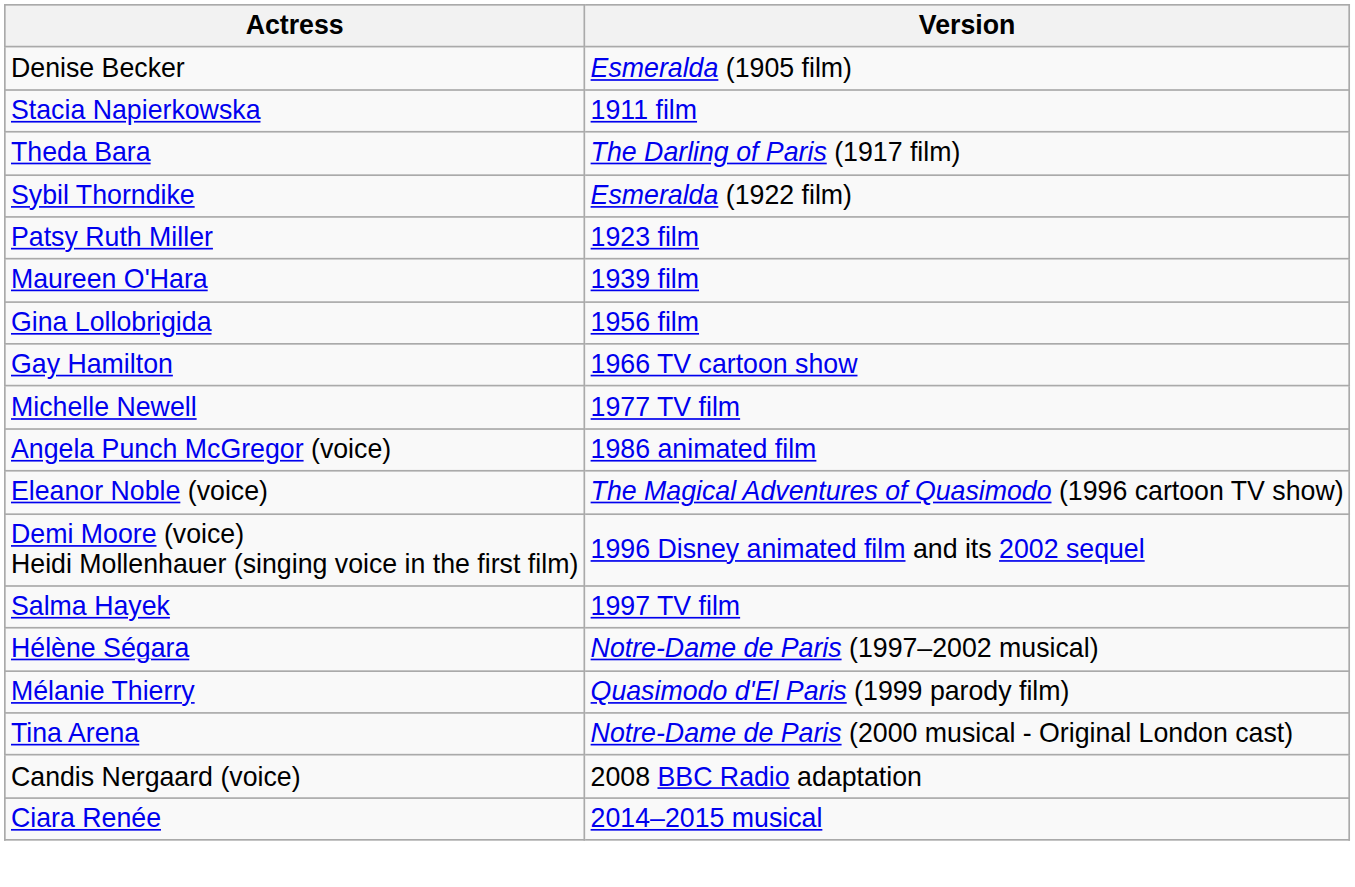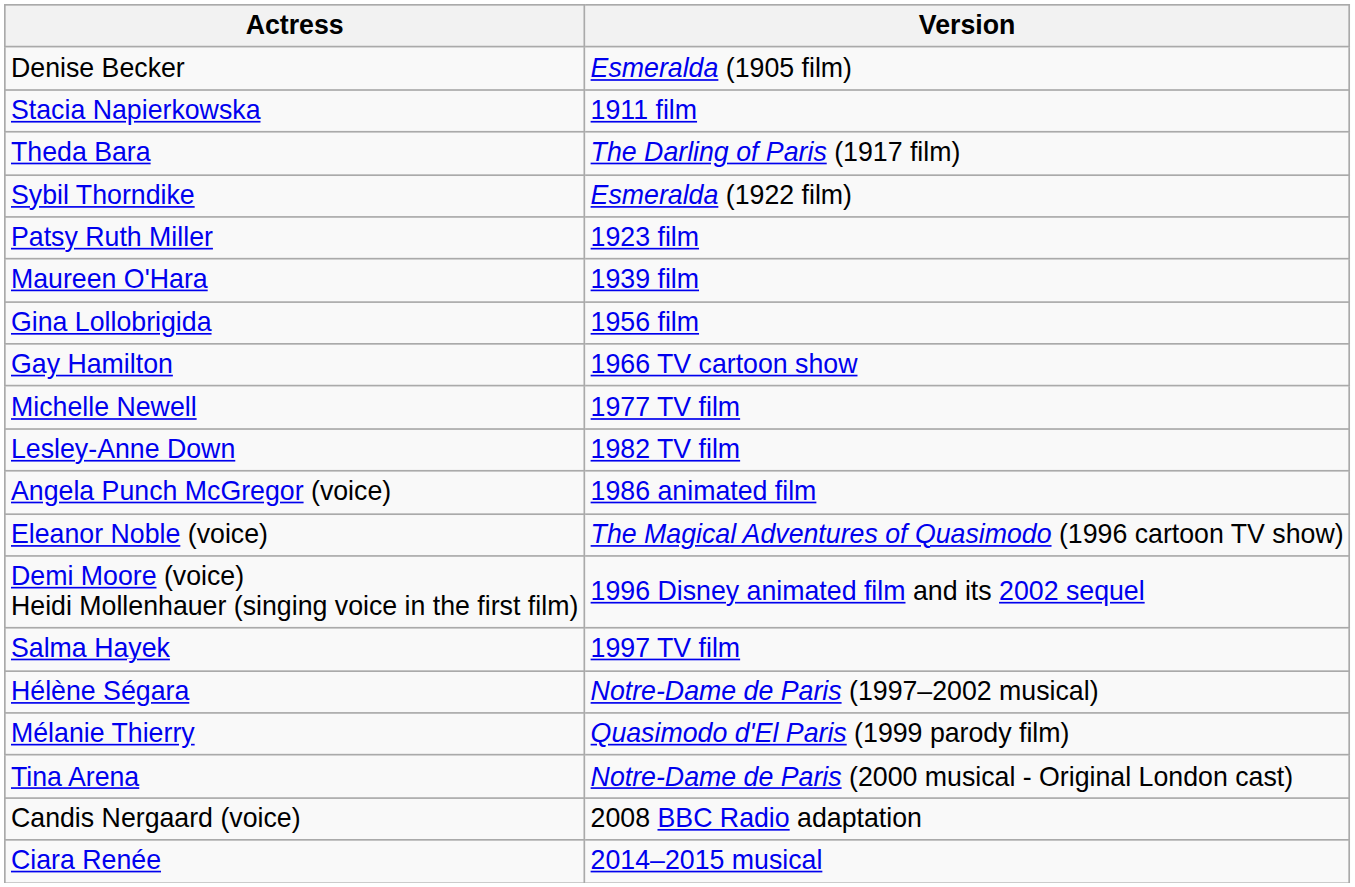+ row: (123, 449)
